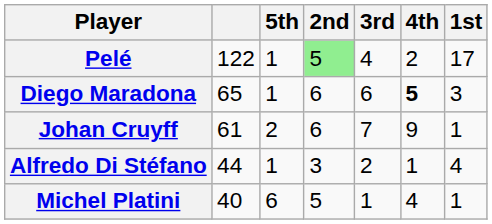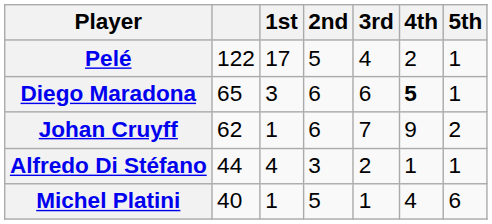columns swapped: (466, 22) <-> (282, 22)
(316, 58) lightgreen background -> (314, 58) no background
(230, 129) 61 -> (230, 129) 62
